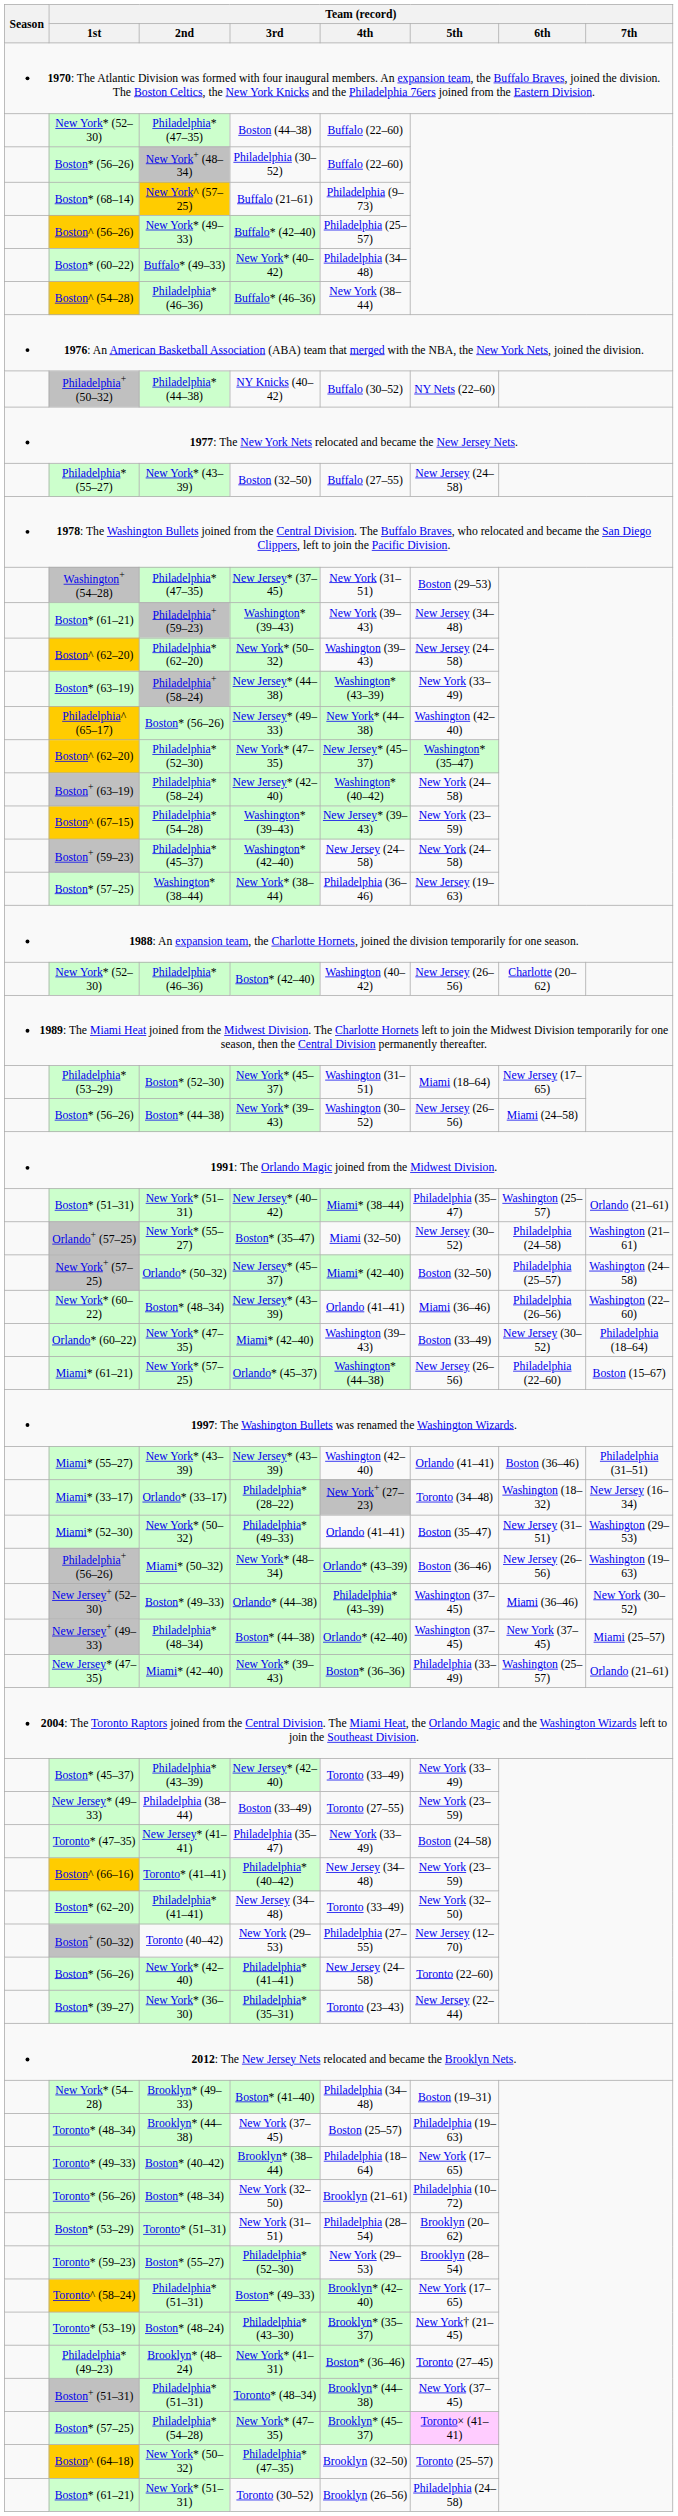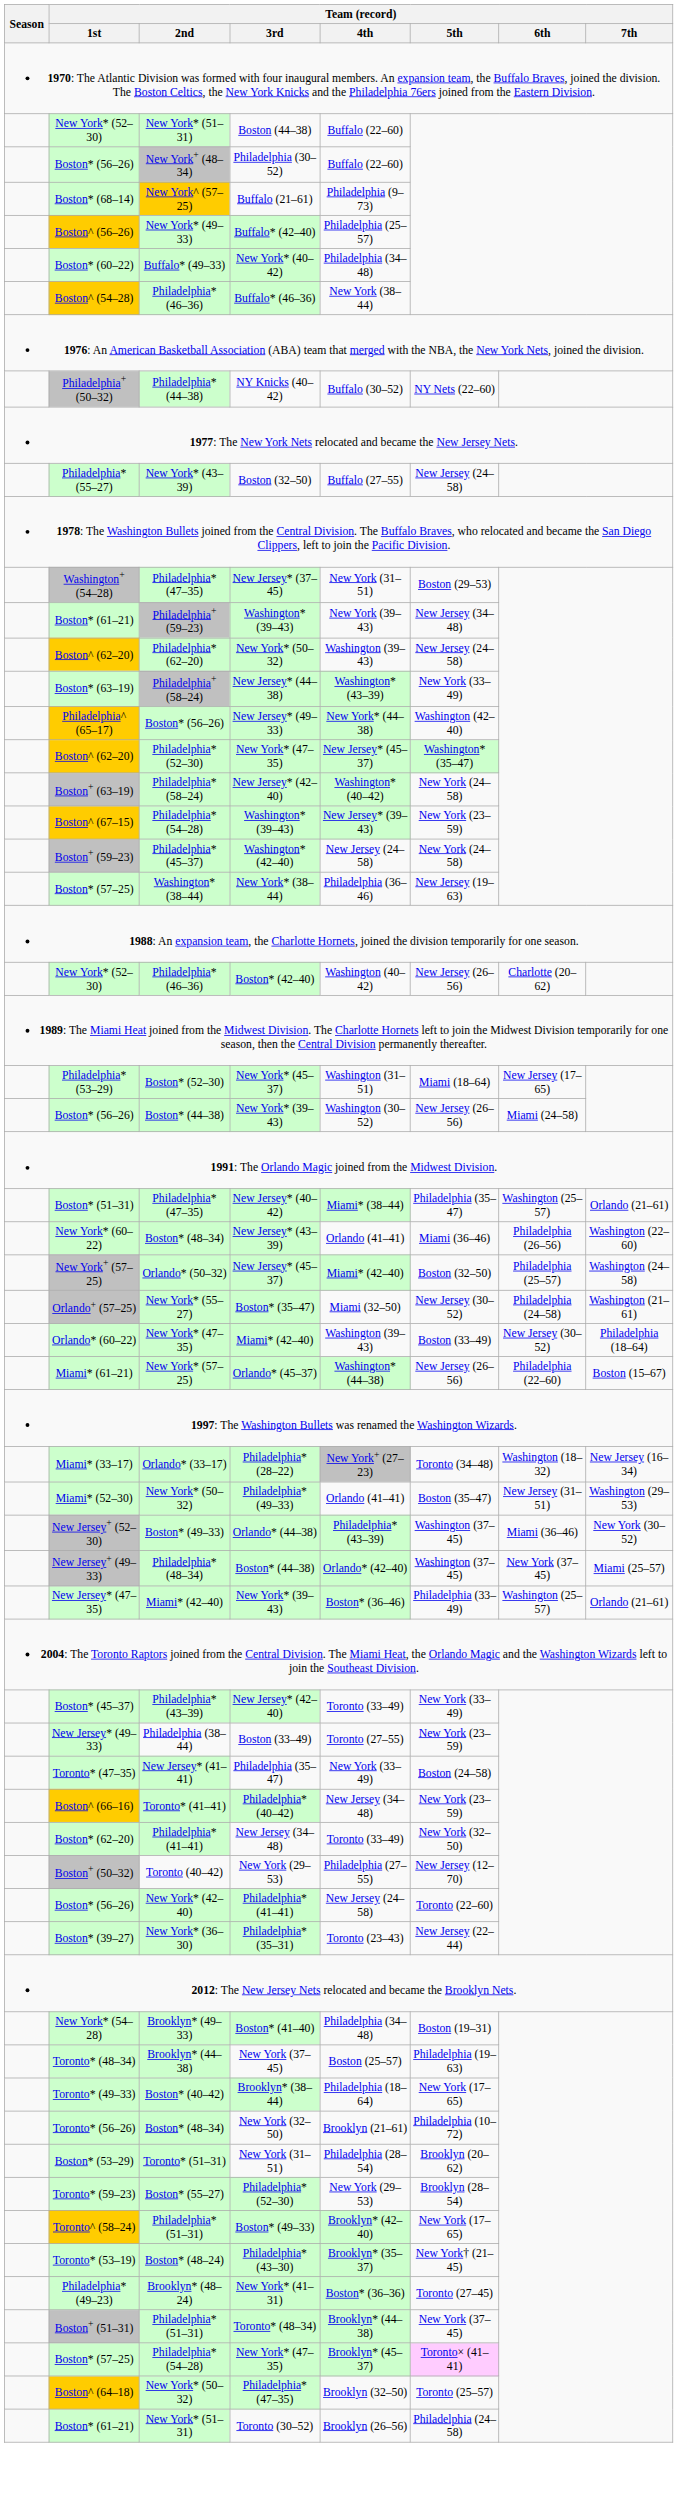(184, 130) Philadelphia* (47–35) -> (184, 130) New York* (51–31)
(184, 1205) New York* (51–31) -> (184, 1205) Philadelphia* (47–35)
rows swapped: (94, 1307) <-> (94, 1238)
- row: (94, 1463)
- row: (94, 1566)
(365, 1671) Boston* (36–36) -> (365, 1602) Boston* (36–46)
(365, 2362) Boston* (36–46) -> (365, 2293) Boston* (36–36)
